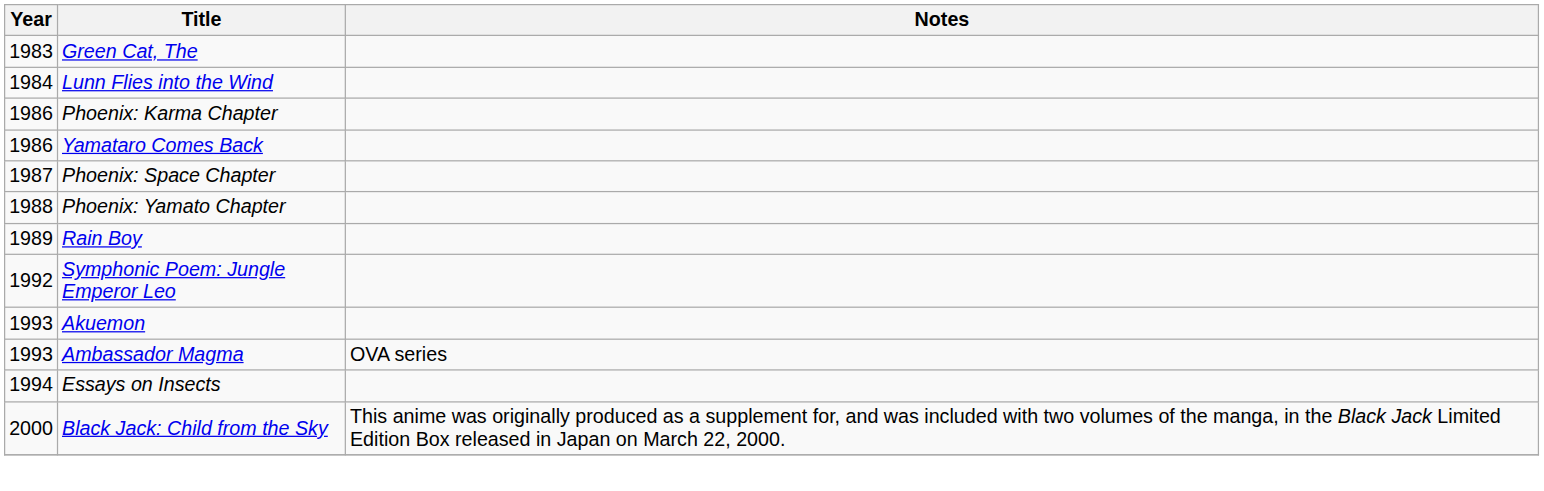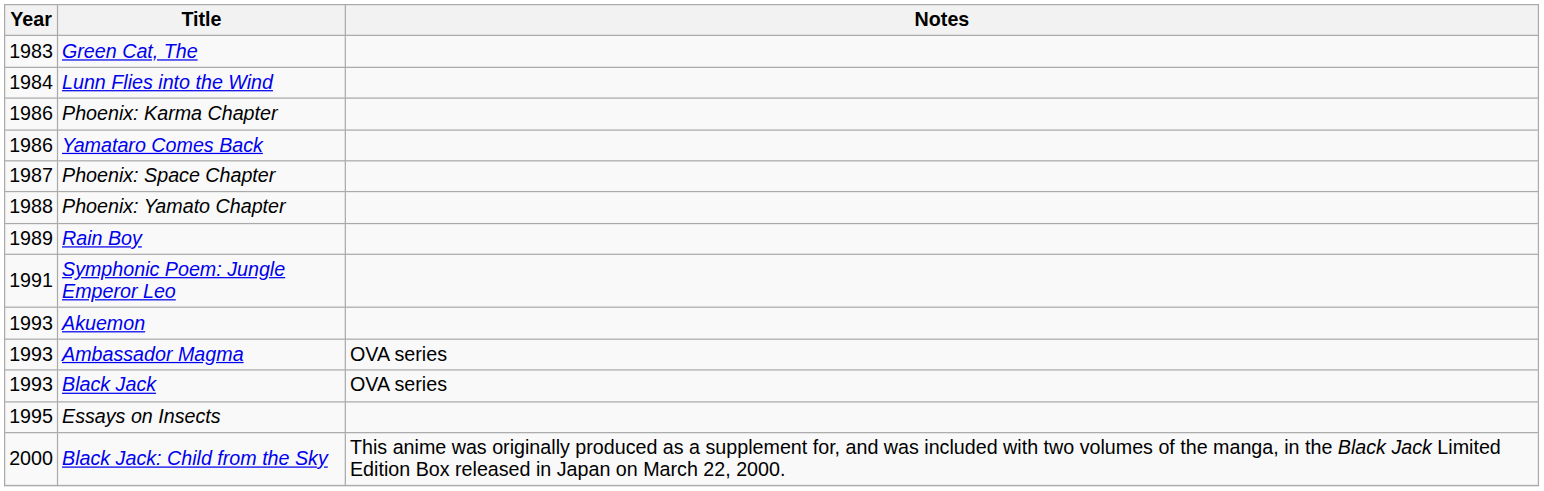(31, 280) 1992 -> (31, 280) 1991
+ row: (109, 385)
(31, 385) 1994 -> (31, 416) 1995
